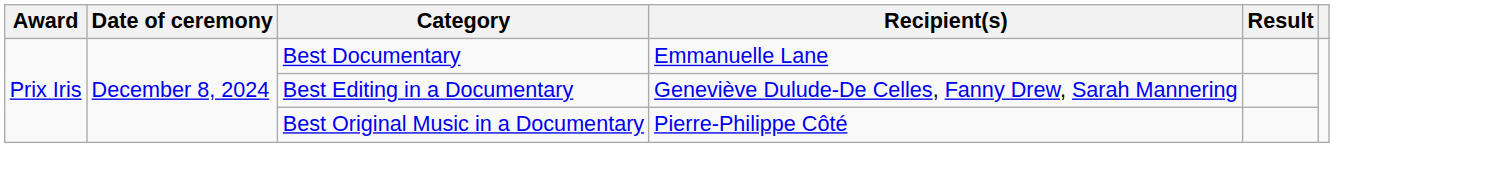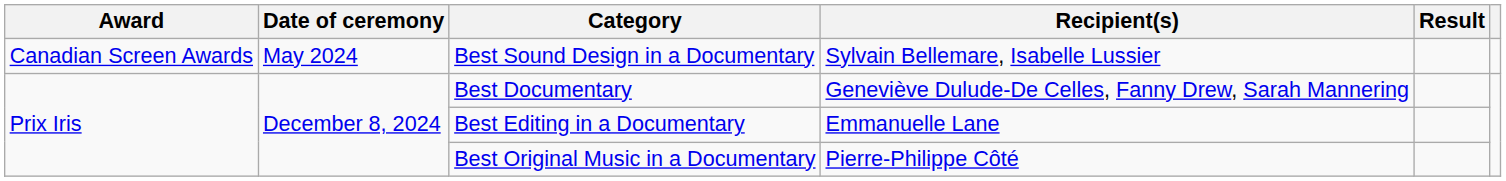+ row: (634, 55)
(741, 55) Emmanuelle Lane -> (1117, 90) Geneviève Dulude-De Celles, Fanny Drew, Sarah Mannering
(946, 90) Geneviève Dulude-De Celles, Fanny Drew, Sarah Mannering -> (913, 124) Emmanuelle Lane
